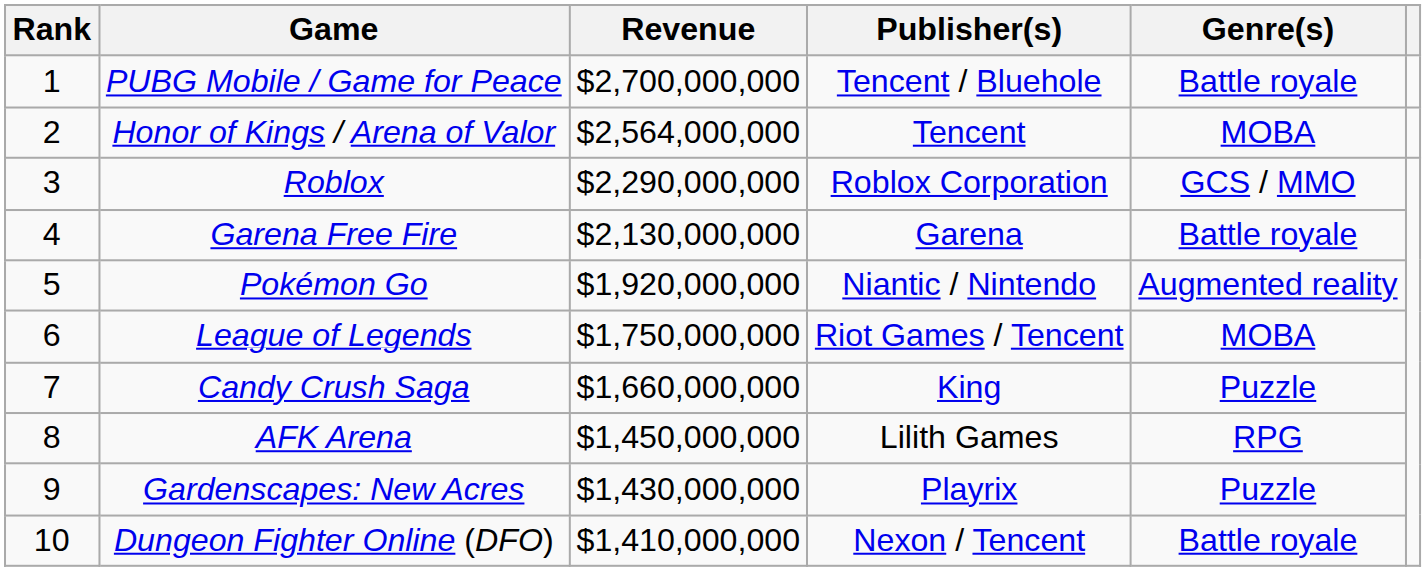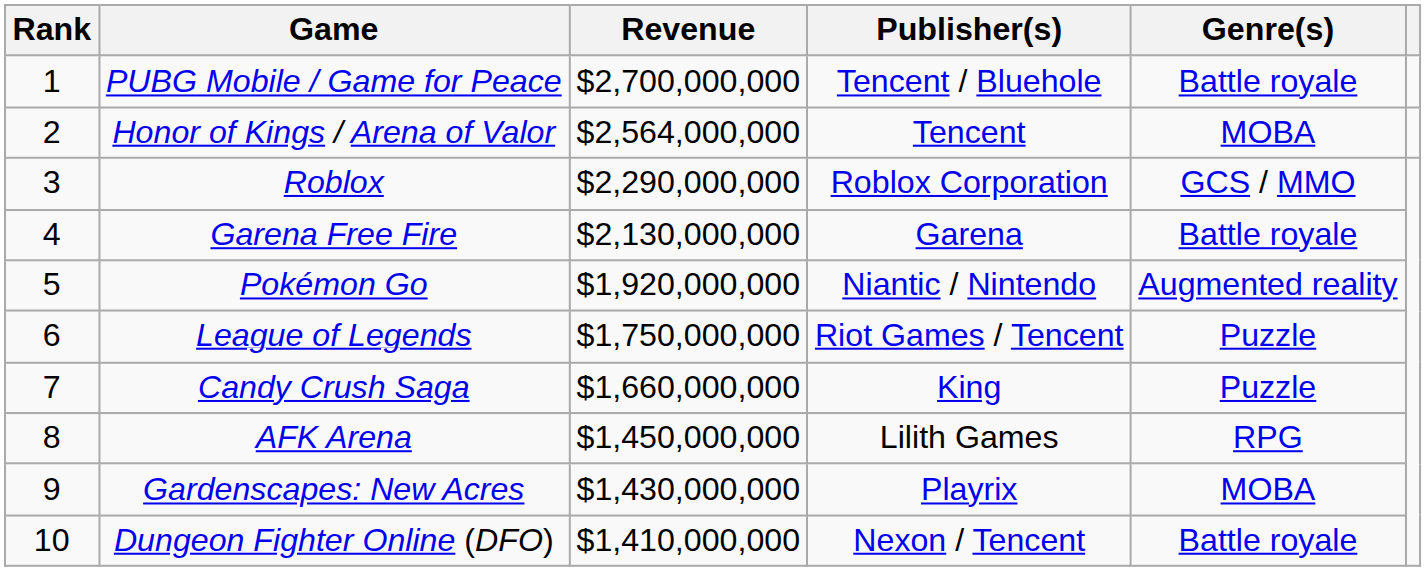(1268, 336) MOBA -> (1268, 336) Puzzle
(1268, 489) Puzzle -> (1268, 489) MOBA
